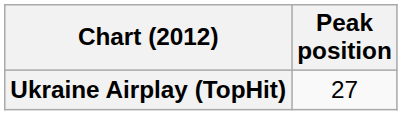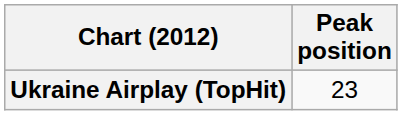(345, 89) 27 -> (345, 89) 23
